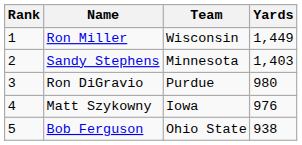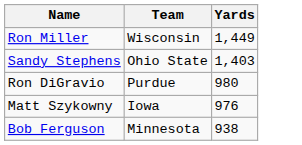- column: (24, 16)
(202, 61) Minnesota -> (168, 61) Ohio State
(206, 129) Ohio State -> (164, 129) Minnesota
